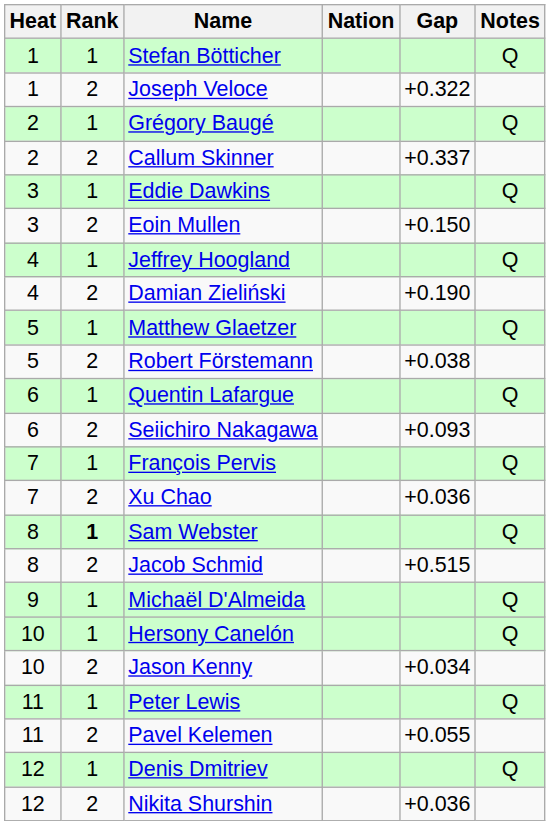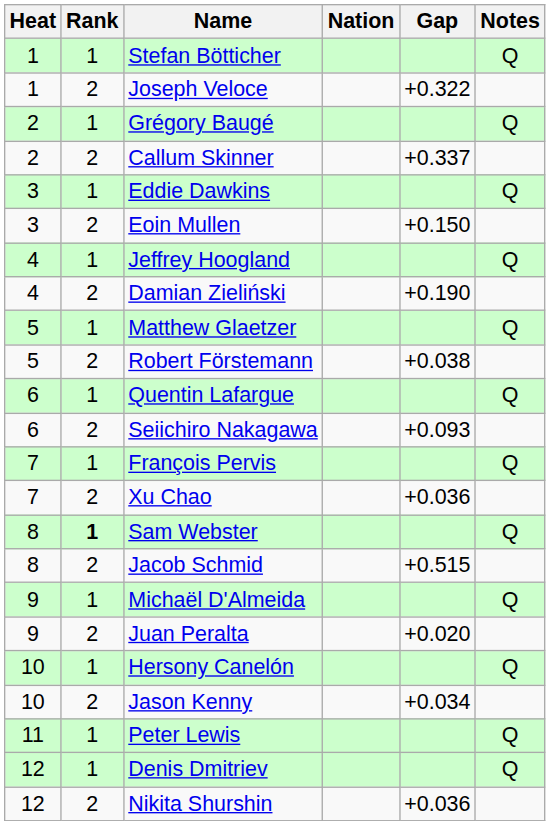+ row: (188, 633)
- row: (200, 735)
